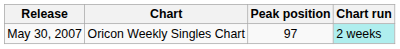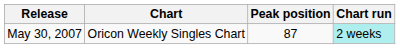(291, 33) 97 -> (291, 33) 87
